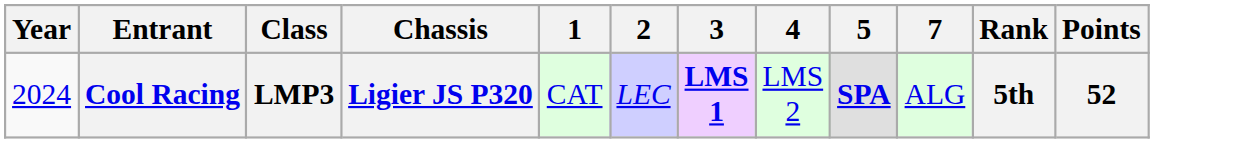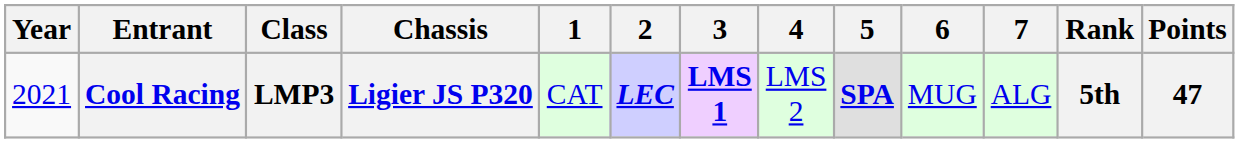+ column: (942, 28)
(42, 94) 2024 -> (42, 94) 2021
(644, 94) normal -> (645, 94) bold
(1101, 94) 52 -> (1187, 94) 47
